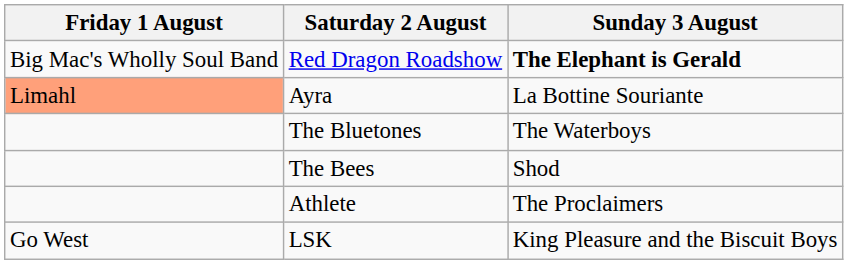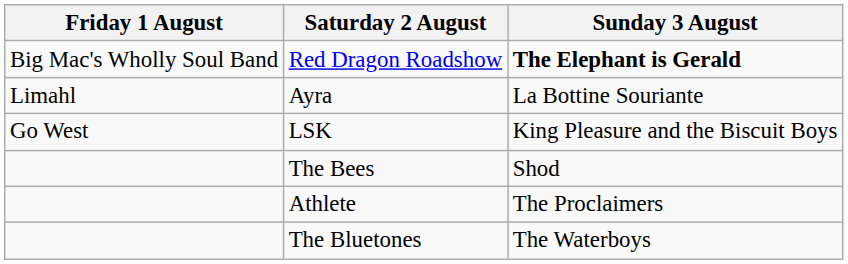(43, 95) lightsalmon background -> (43, 95) no background
rows swapped: (310, 240) <-> (355, 131)
